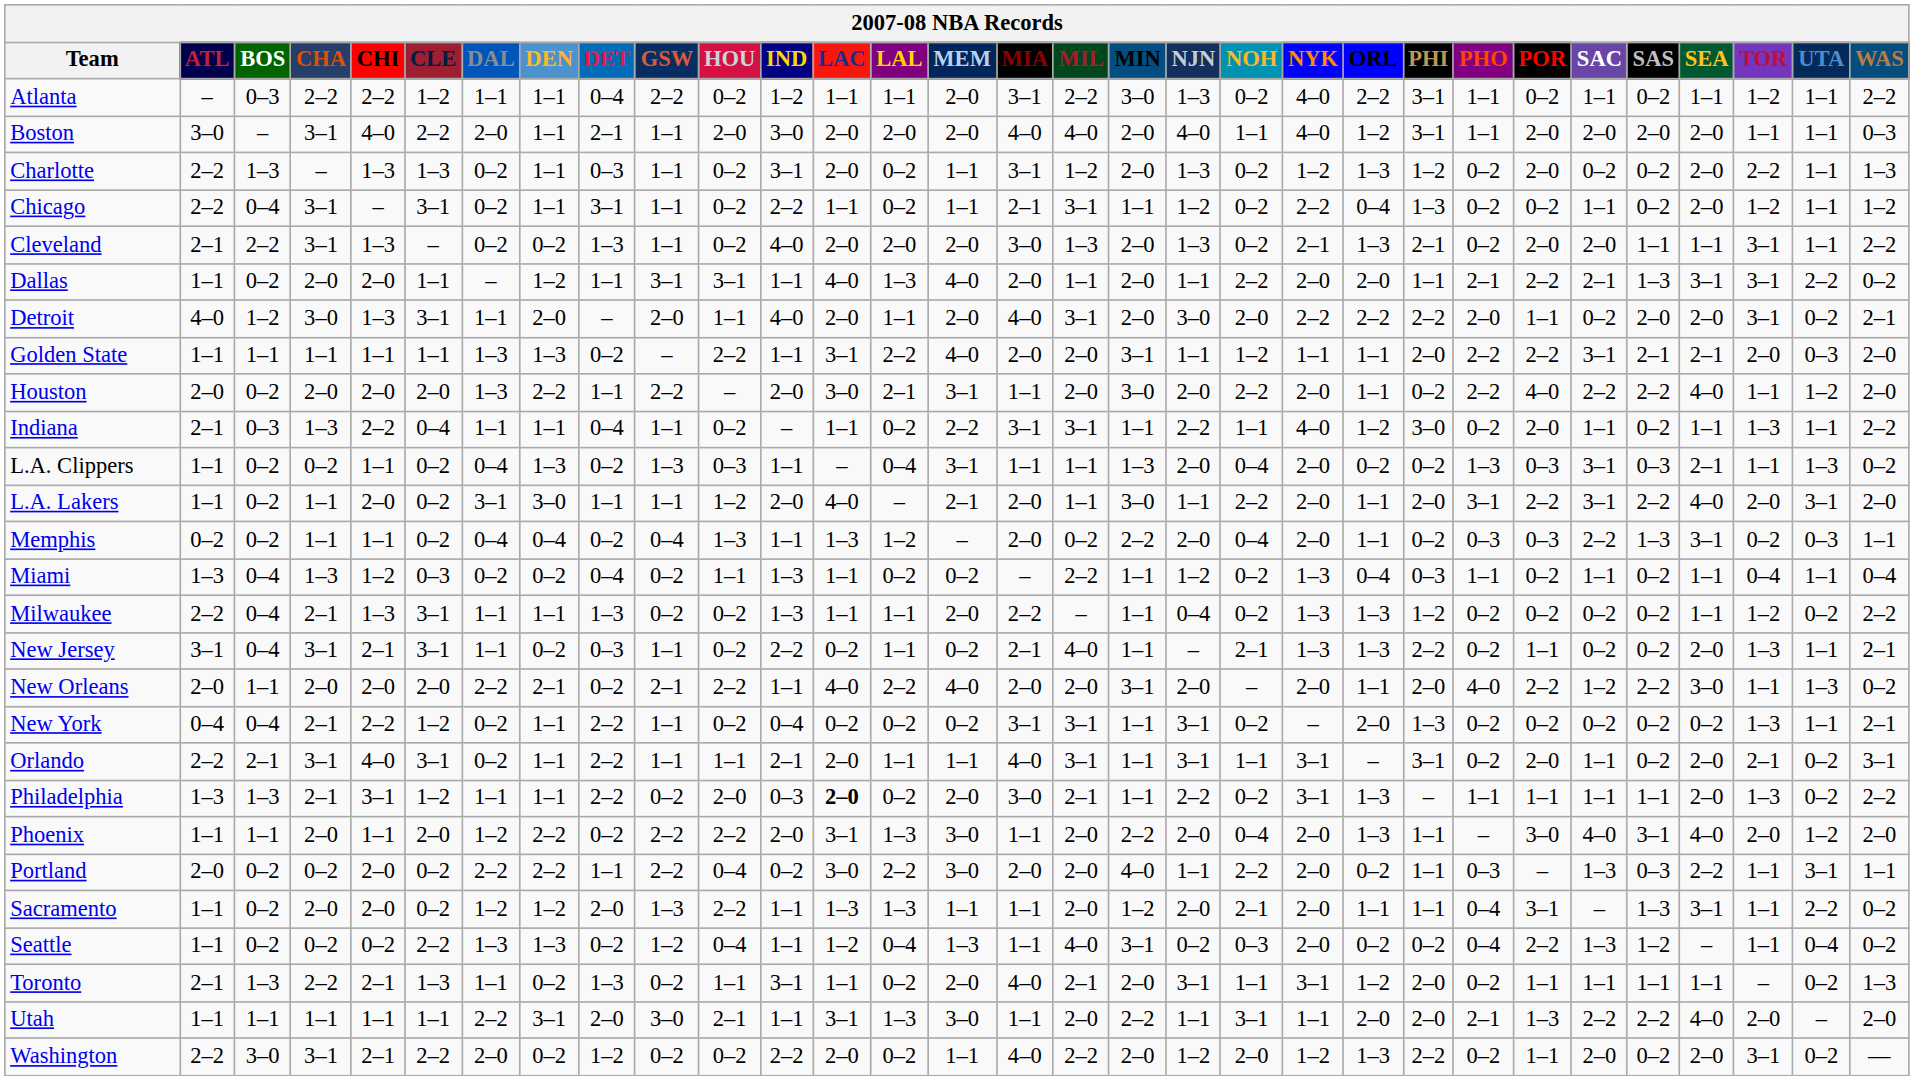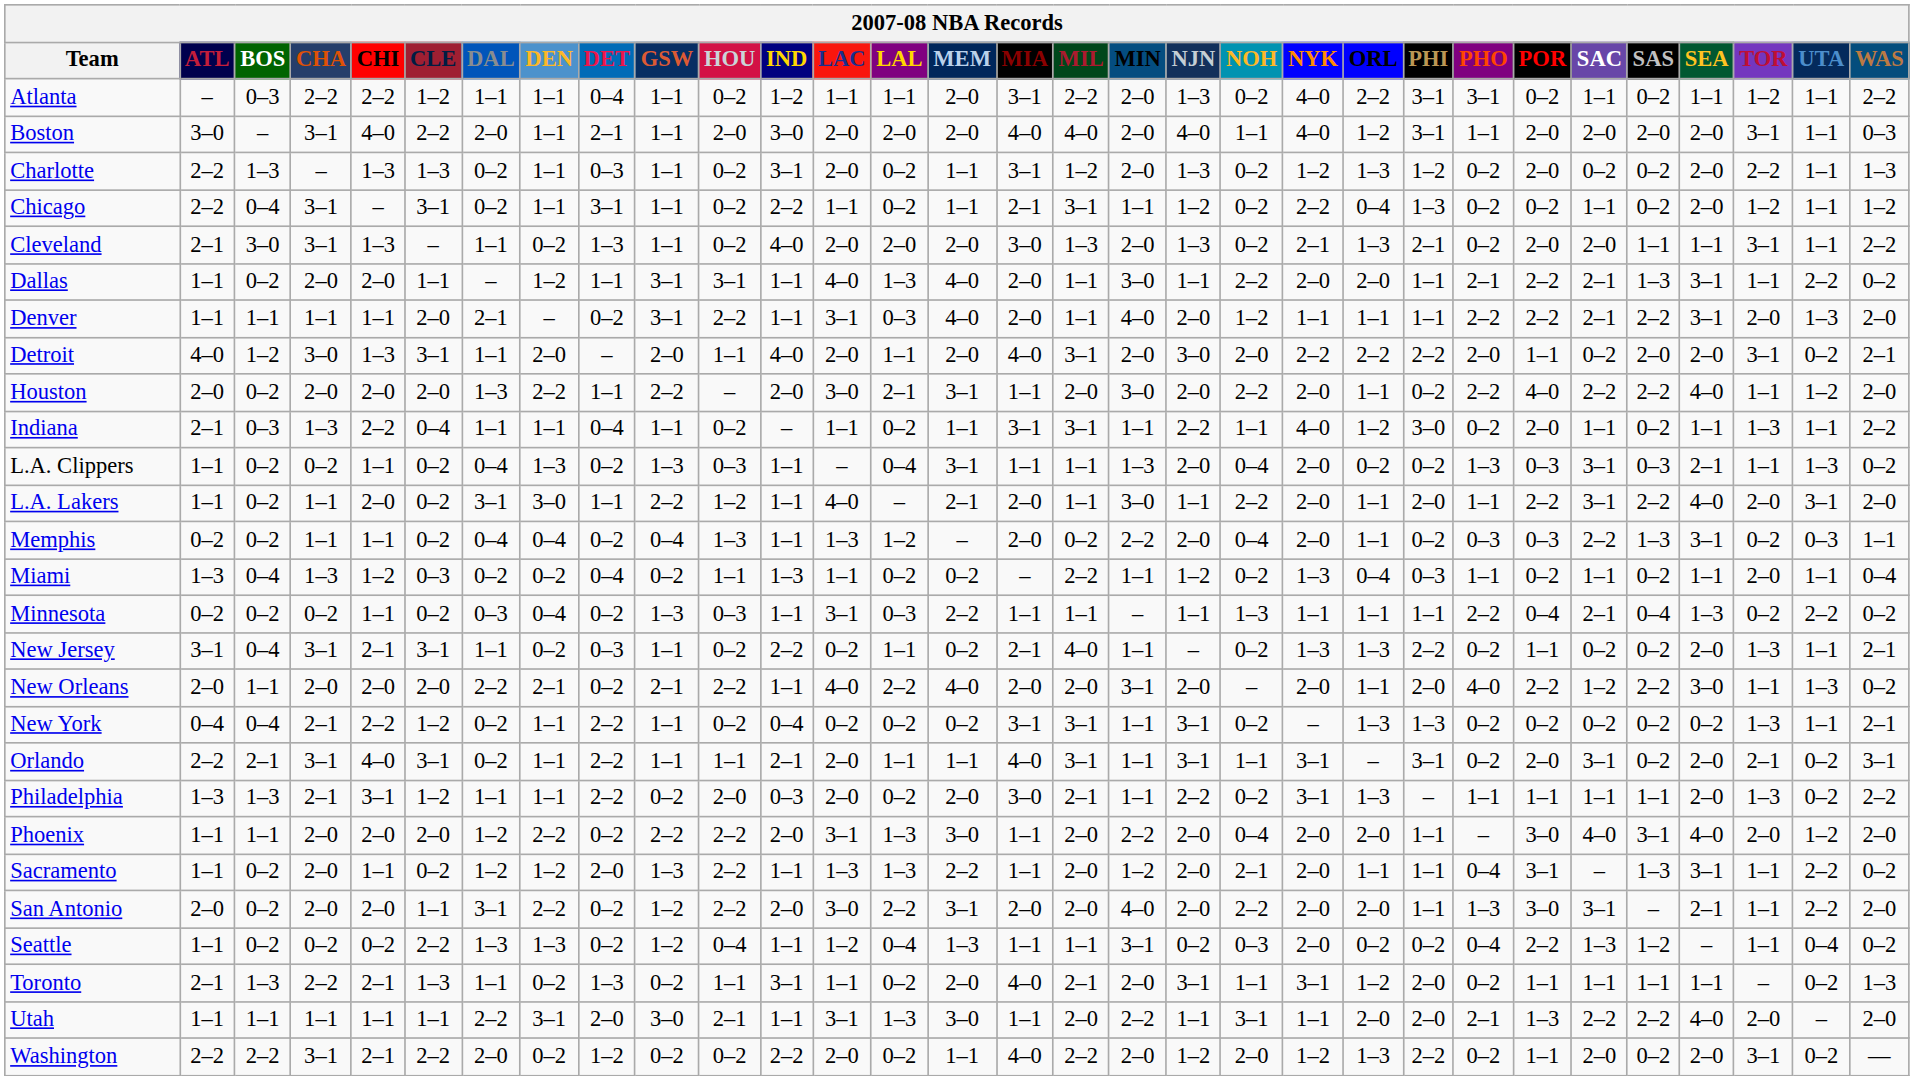(667, 96) 2–2 -> (667, 96) 1–1
(1138, 96) 3–0 -> (1138, 96) 2–0
(1483, 96) 1–1 -> (1483, 96) 3–1
(1763, 133) 1–1 -> (1763, 133) 3–1
(263, 244) 2–2 -> (263, 244) 3–0
(491, 244) 0–2 -> (491, 244) 1–1
(1138, 280) 2–0 -> (1138, 280) 3–0
(1763, 280) 3–1 -> (1763, 280) 1–1
+ row: (43, 317)
- row: (69, 354)
(962, 428) 2–2 -> (962, 428) 1–1
(667, 502) 1–1 -> (667, 502) 2–2
(787, 502) 2–0 -> (787, 502) 1–1
(1483, 502) 3–1 -> (1483, 502) 1–1
(1763, 576) 0–4 -> (1763, 576) 2–0
- row: (61, 613)
+ row: (58, 613)
(1252, 650) 2–1 -> (1252, 650) 0–2
(1373, 723) 2–0 -> (1373, 723) 1–3
(1599, 760) 1–1 -> (1599, 760) 3–1
(842, 797) bold -> (842, 797) normal
(378, 834) 1–1 -> (378, 834) 2–0
(1373, 834) 1–3 -> (1373, 834) 2–0
- row: (48, 871)
(378, 908) 2–0 -> (378, 871) 1–1
(962, 908) 1–1 -> (962, 871) 2–2
+ row: (66, 908)
(1081, 945) 4–0 -> (1081, 945) 1–1
(263, 1055) 3–0 -> (263, 1055) 2–2
